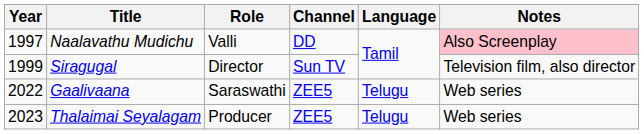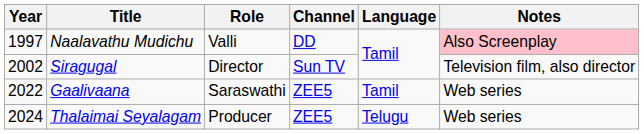(26, 66) 1999 -> (26, 66) 2002
(385, 91) Telugu -> (380, 91) Tamil
(26, 116) 2023 -> (26, 116) 2024
